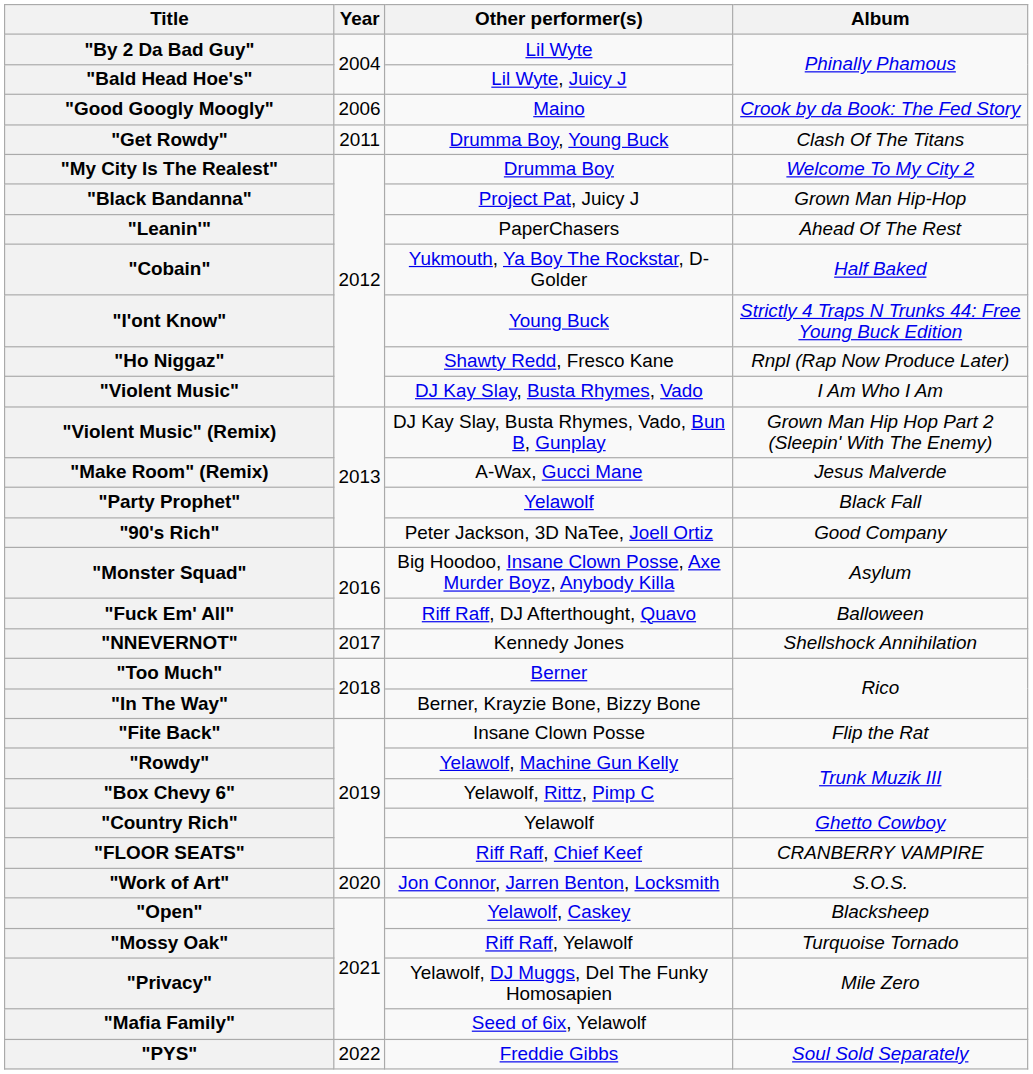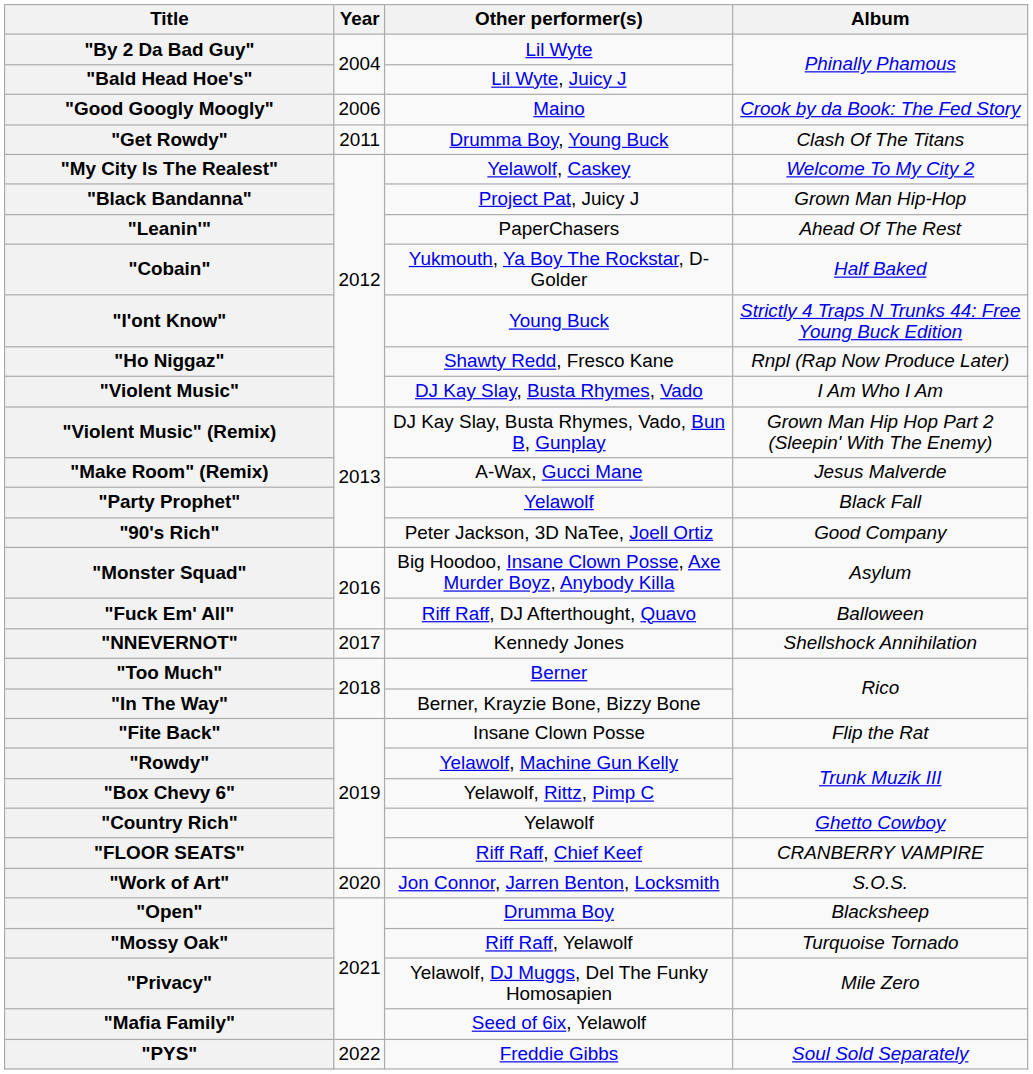(559, 169) Drumma Boy -> (559, 169) Yelawolf, Caskey
(559, 912) Yelawolf, Caskey -> (559, 912) Drumma Boy
